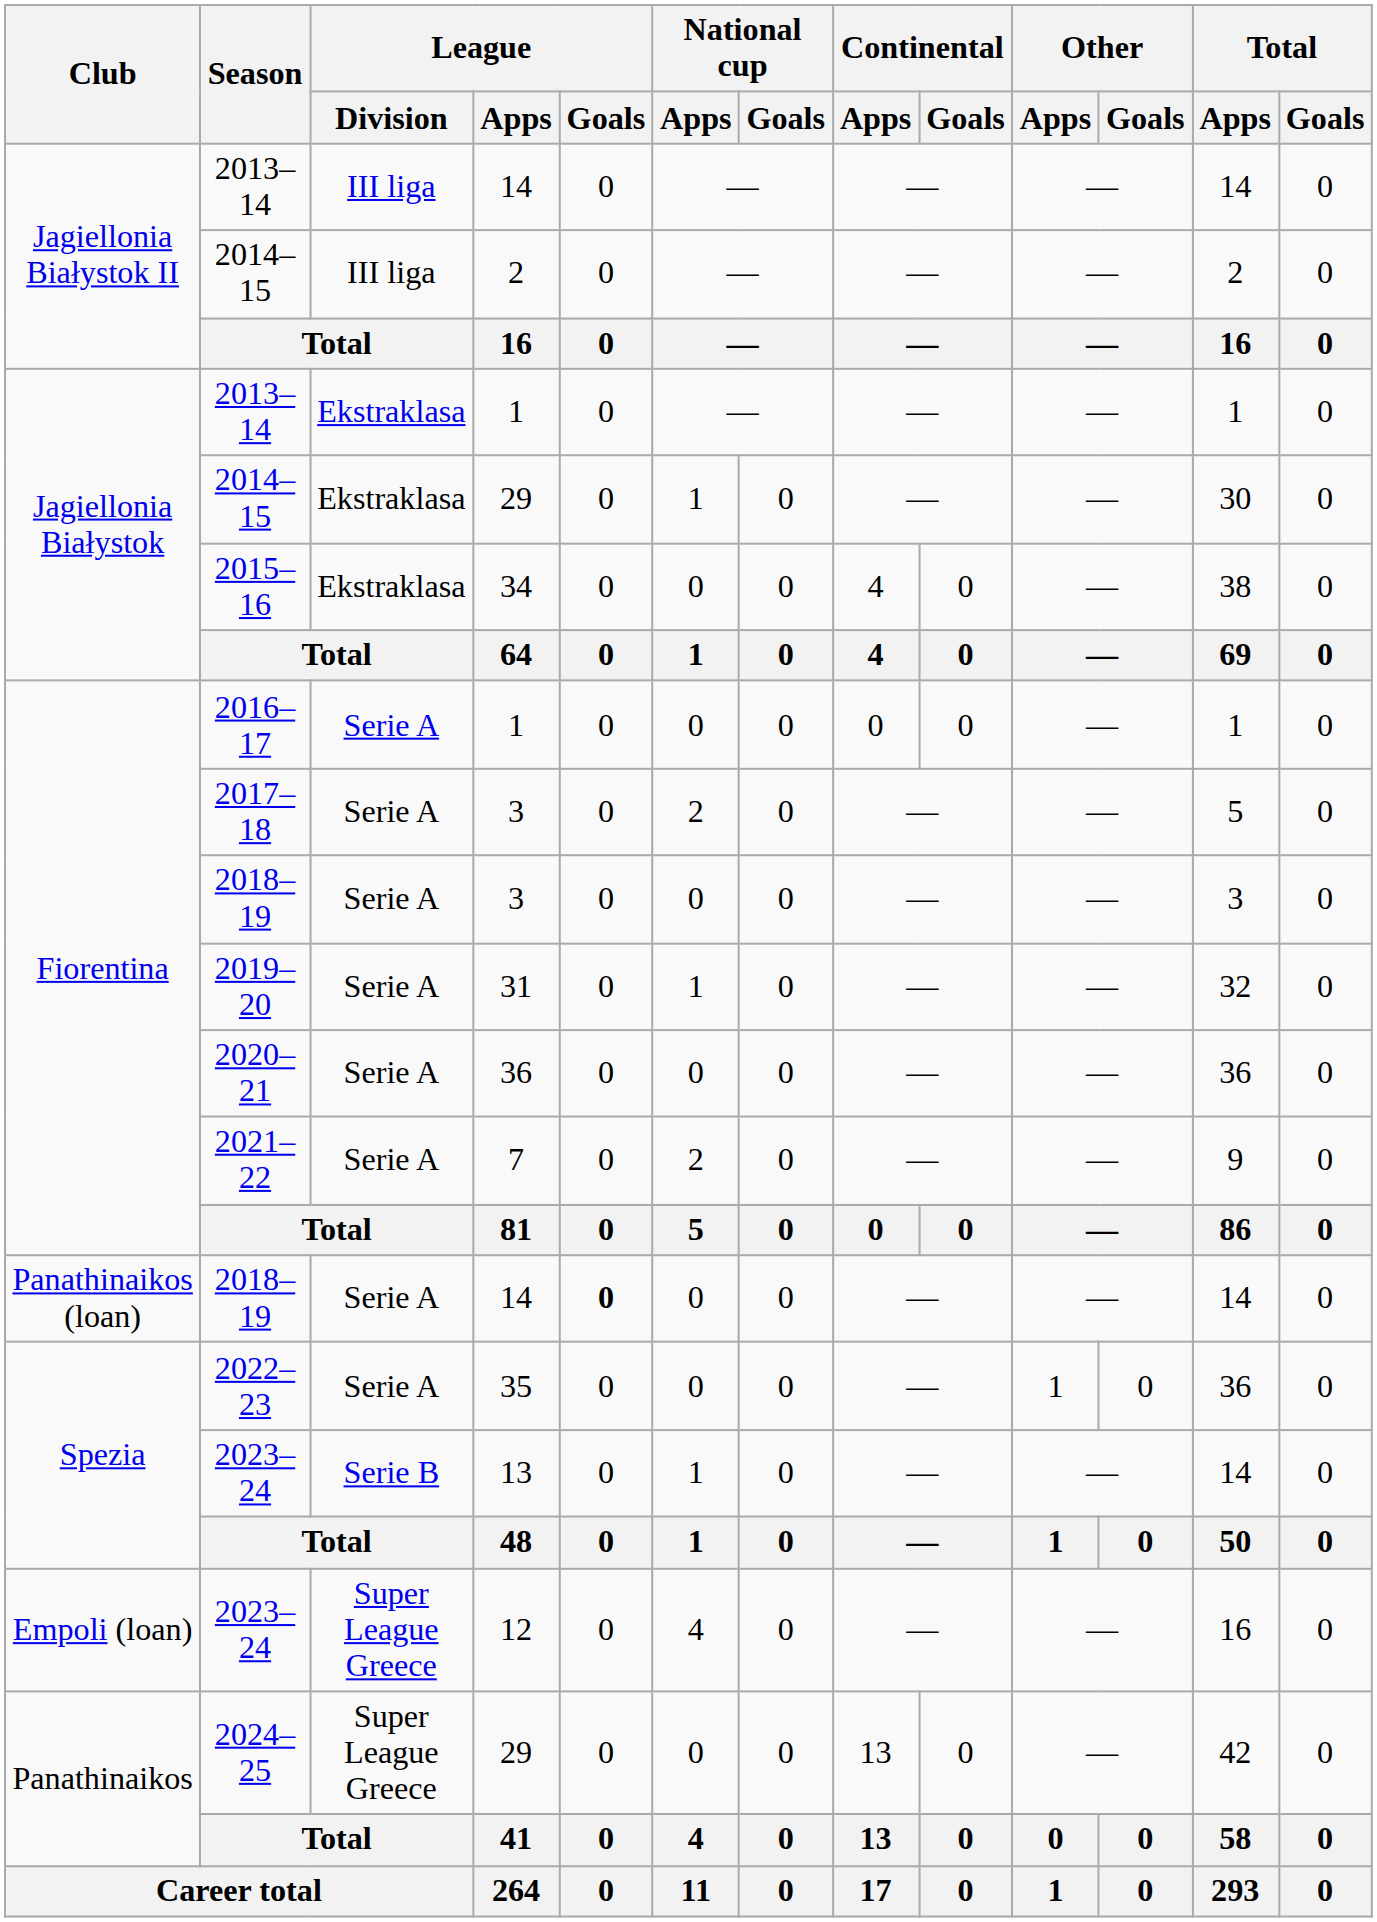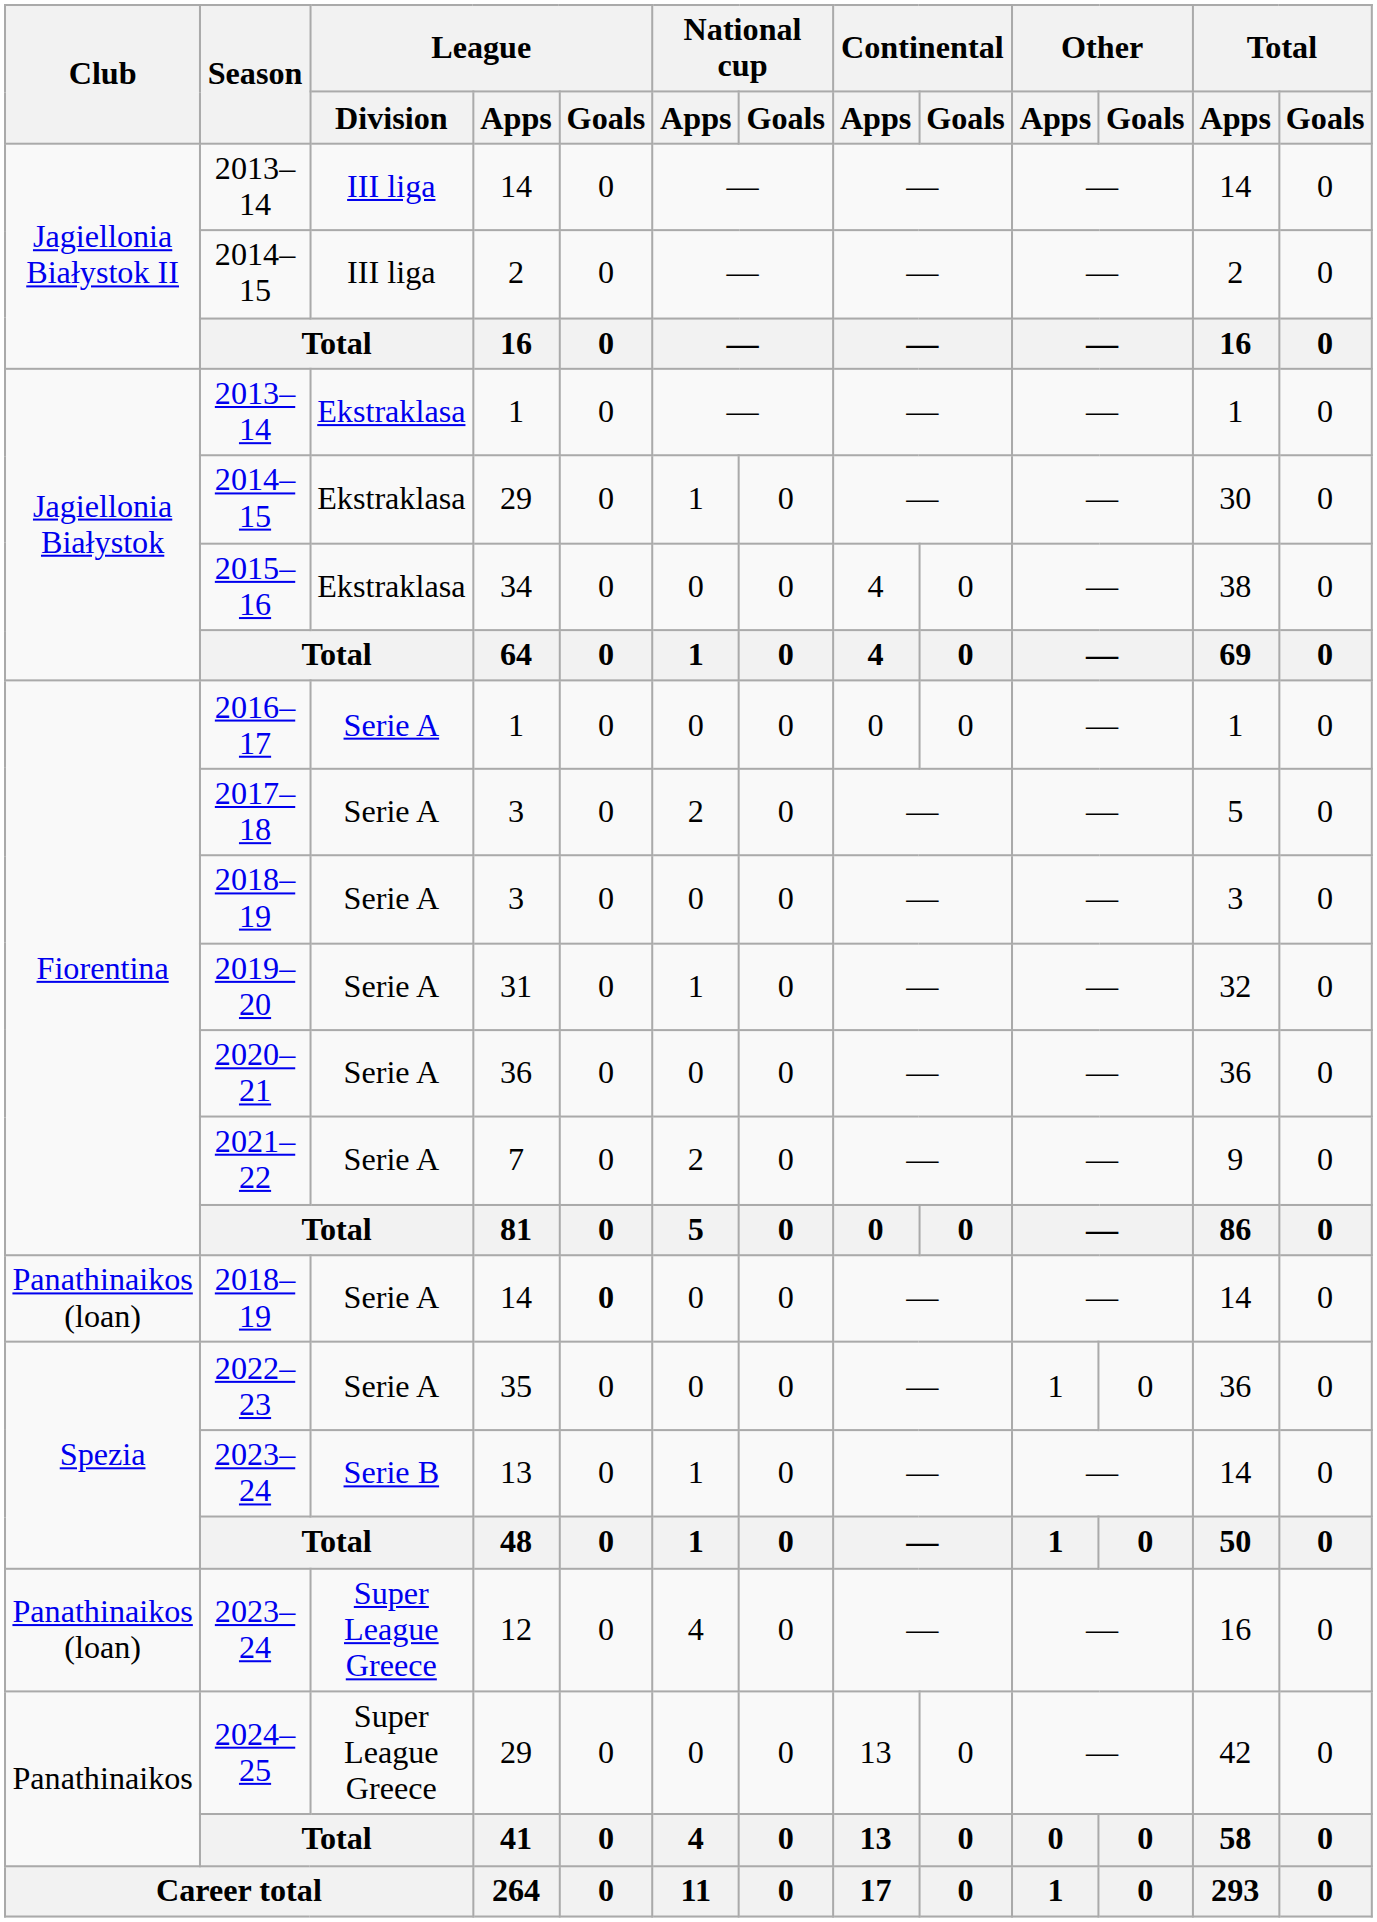(103, 1628) Empoli (loan) -> (103, 1628) Panathinaikos (loan)
